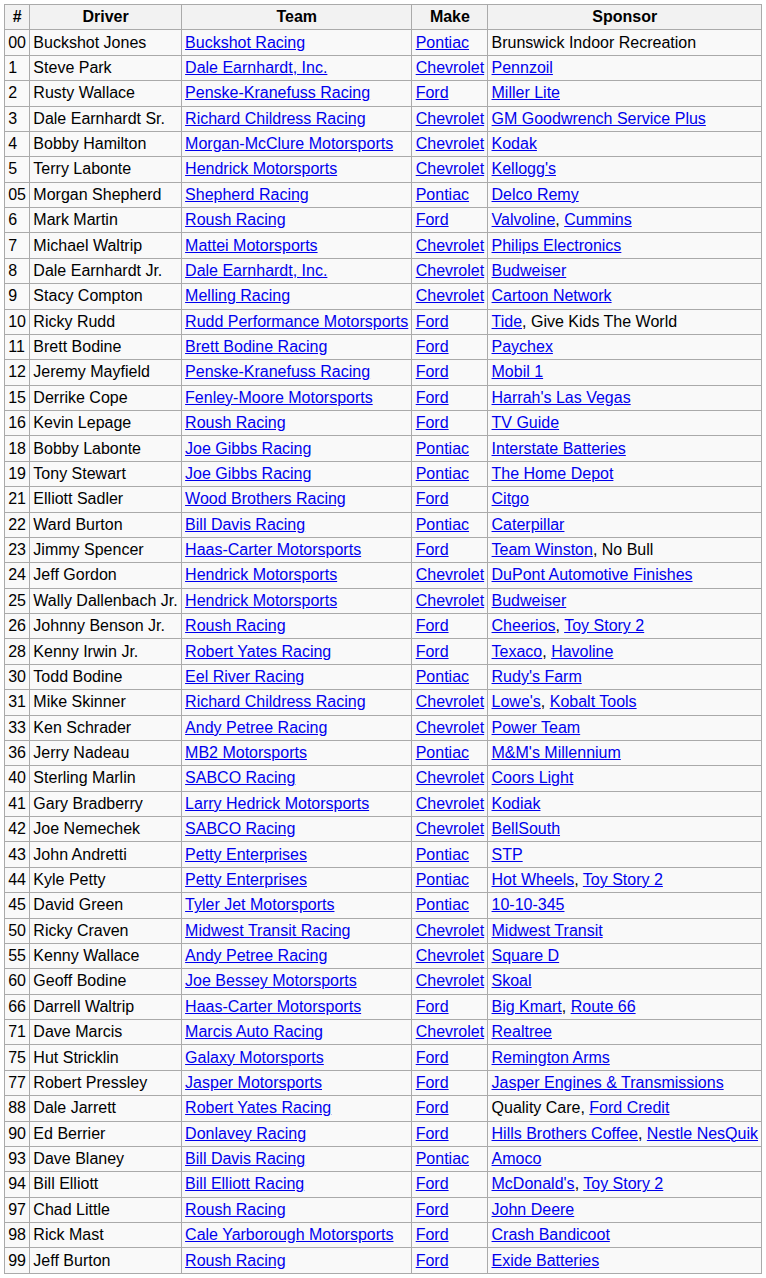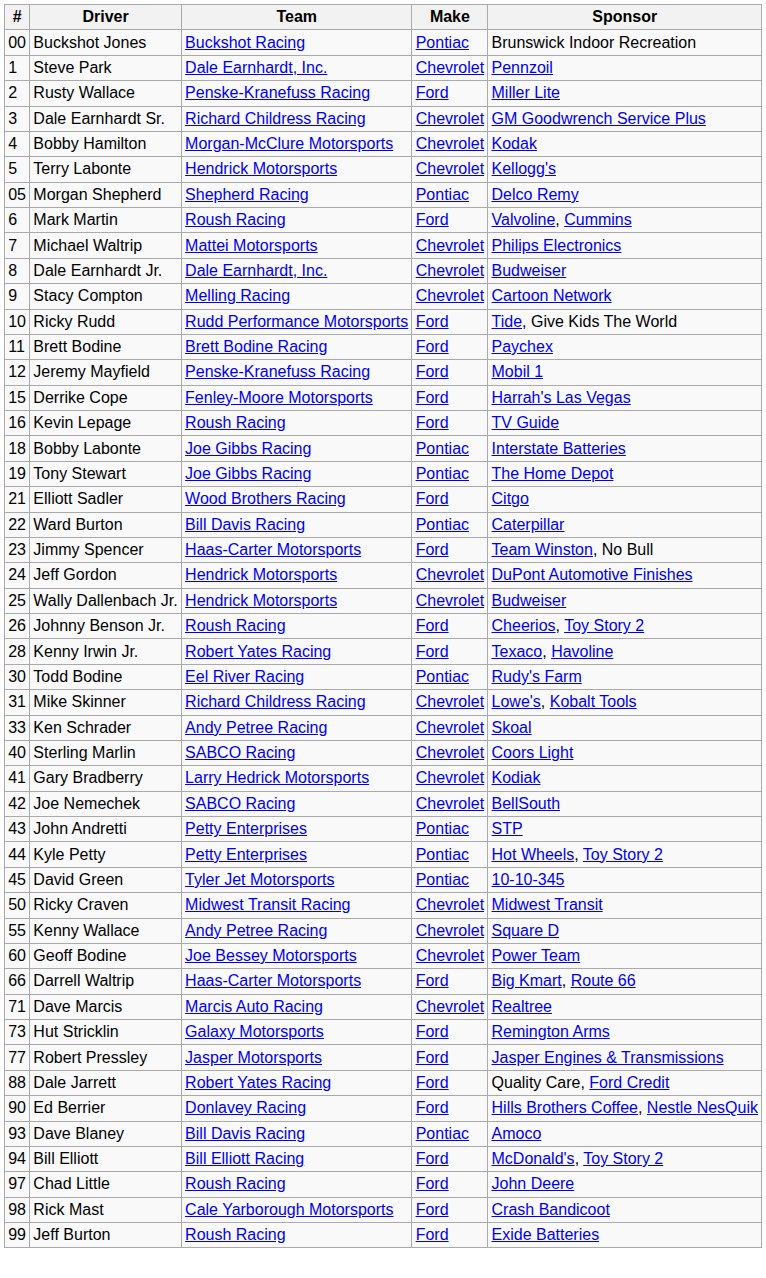(536, 727) Power Team -> (512, 727) Skoal
- row: (81, 753)
(512, 981) Skoal -> (536, 956) Power Team
(17, 1057) 75 -> (17, 1032) 73
